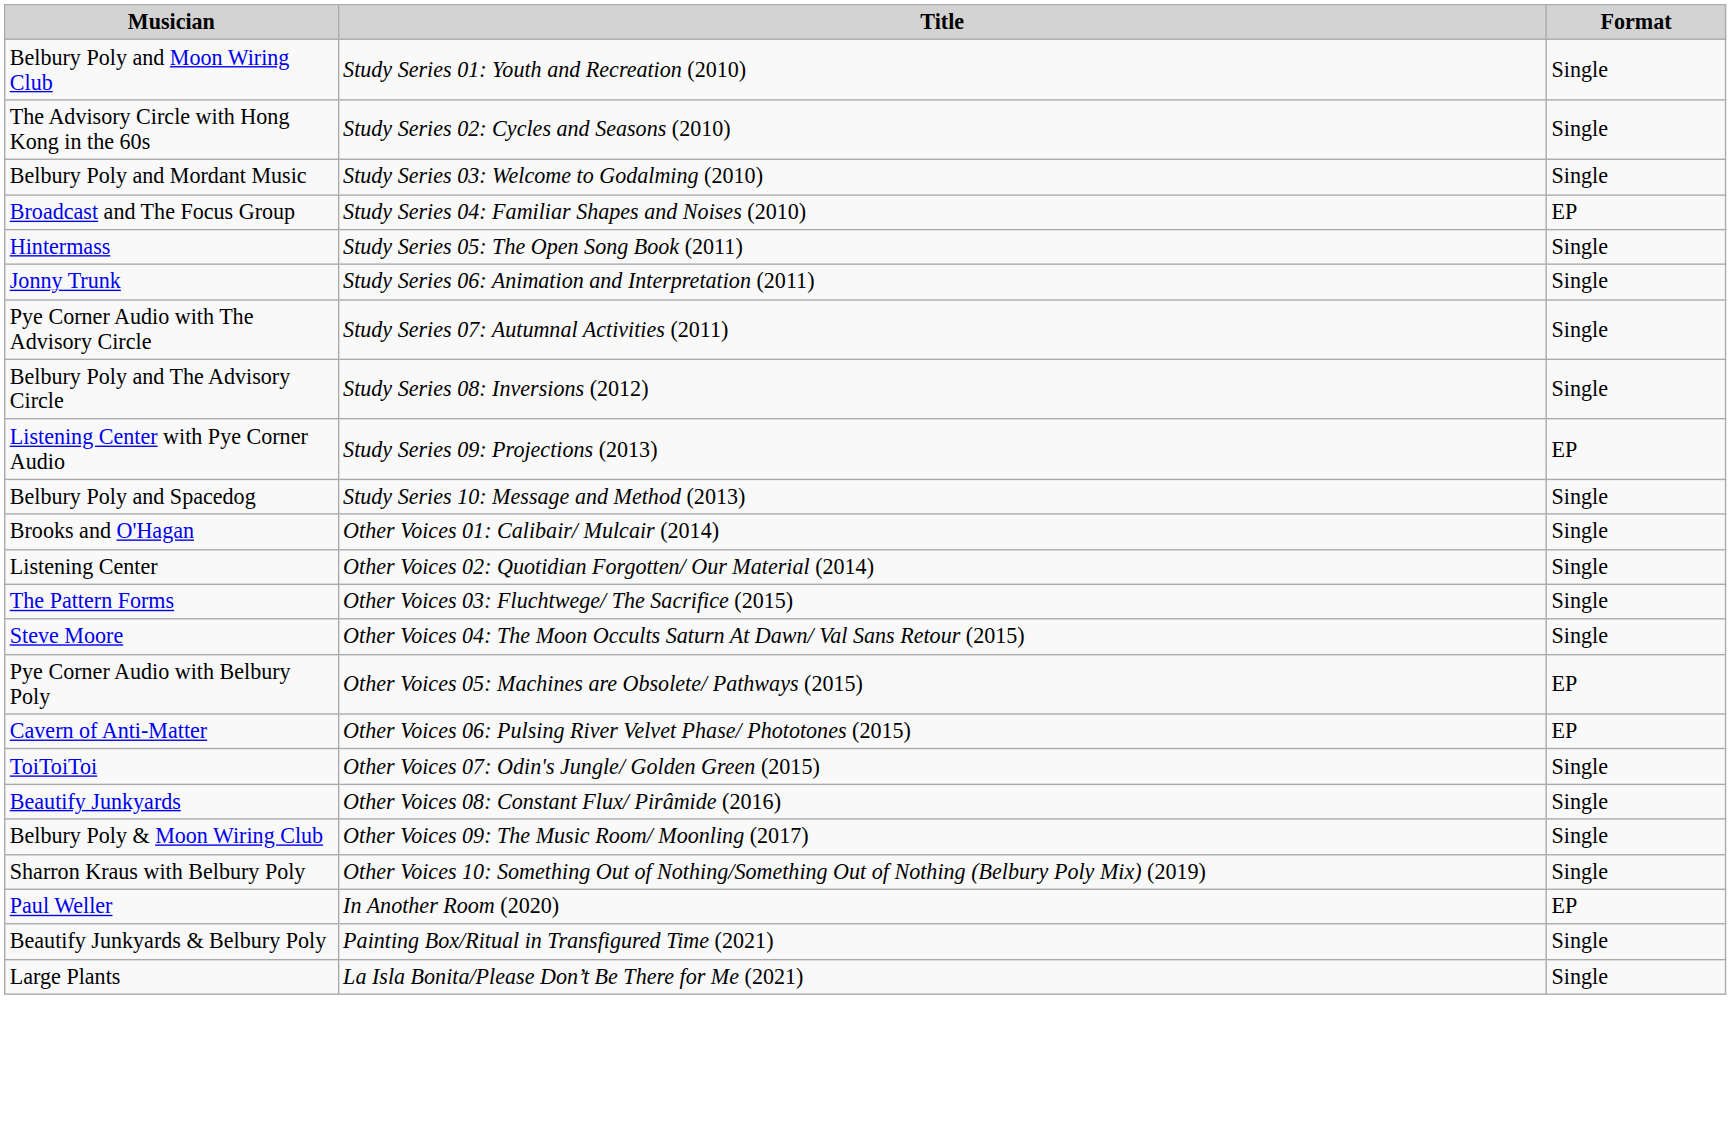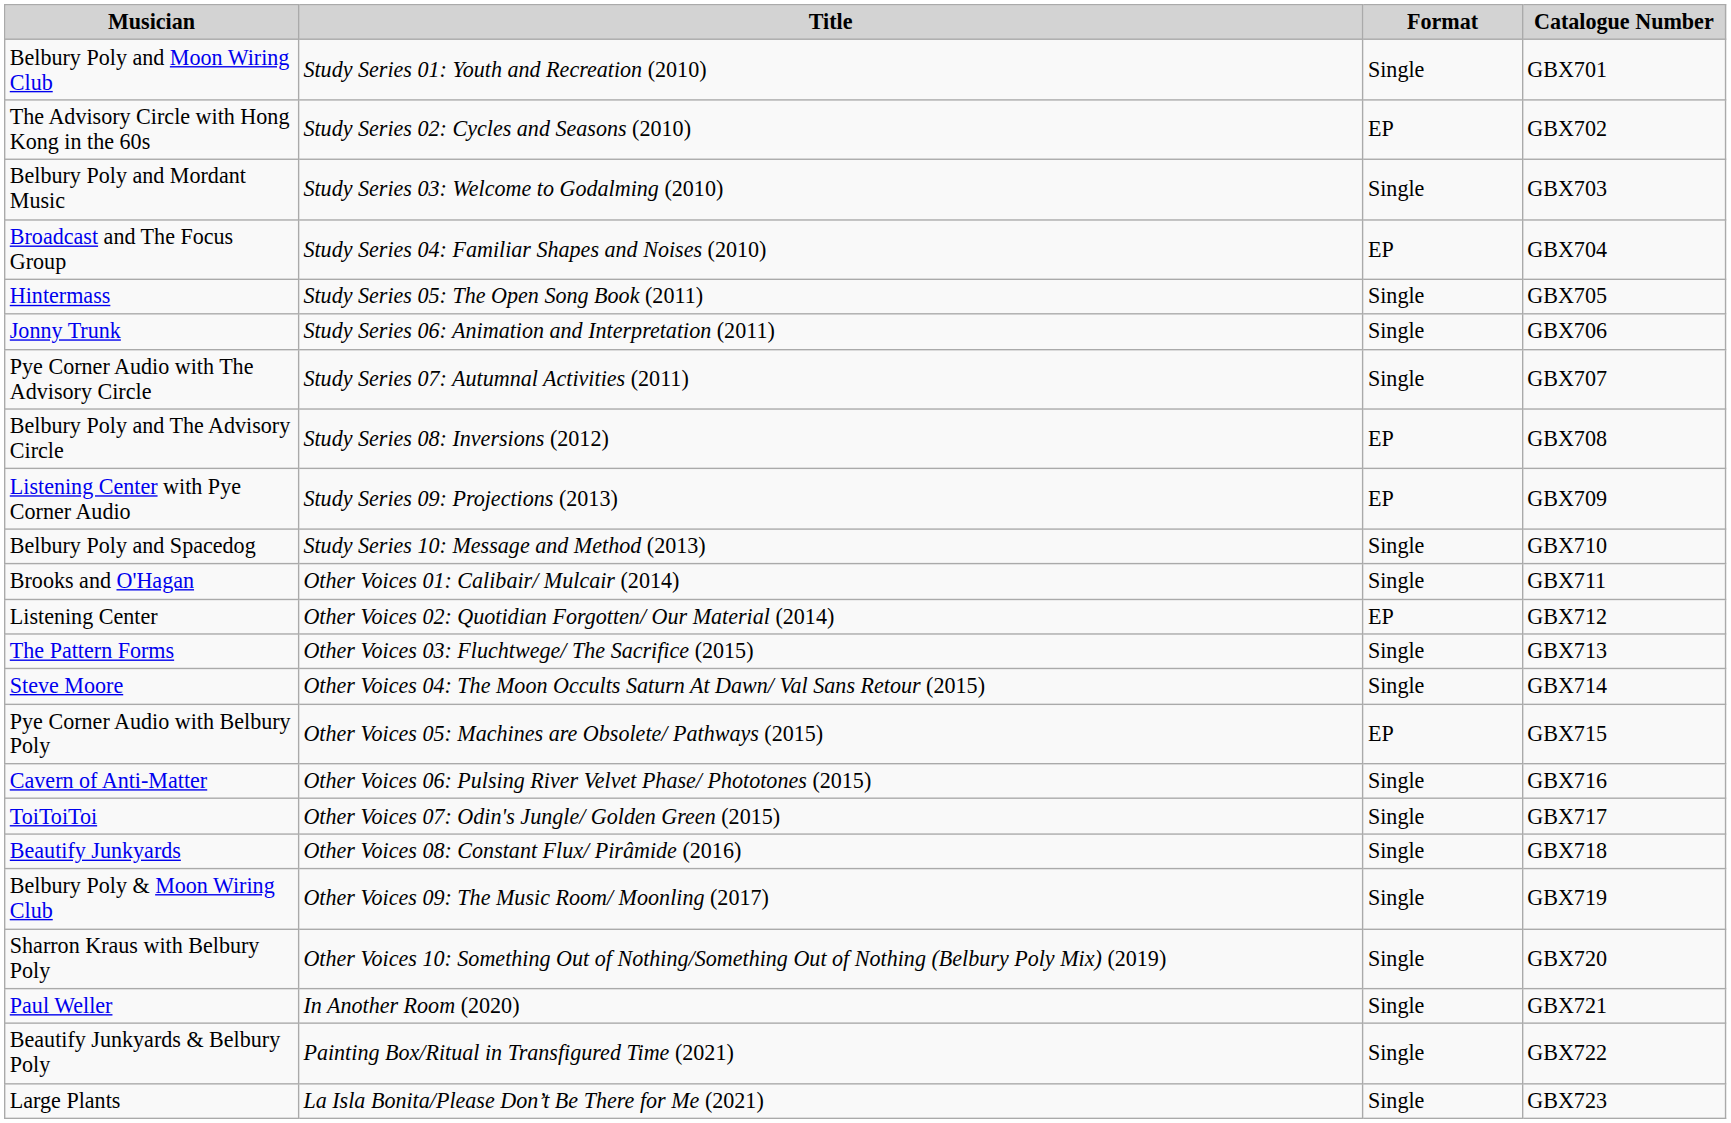+ column: (1624, 22)
(1580, 129) Single -> (1381, 129) EP
(1580, 389) Single -> (1381, 438) EP
(1580, 566) Single -> (1381, 616) EP
(1564, 731) EP -> (1396, 781) Single
(1564, 906) EP -> (1396, 1005) Single
